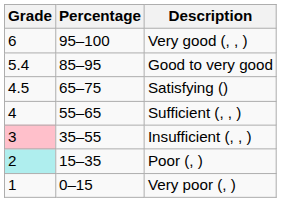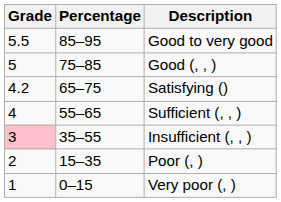- row: (198, 40)
(19, 64) 5.4 -> (19, 40) 5.5
+ row: (182, 64)
(19, 88) 4.5 -> (19, 88) 4.2
(12, 161) paleturquoise background -> (12, 161) no background
